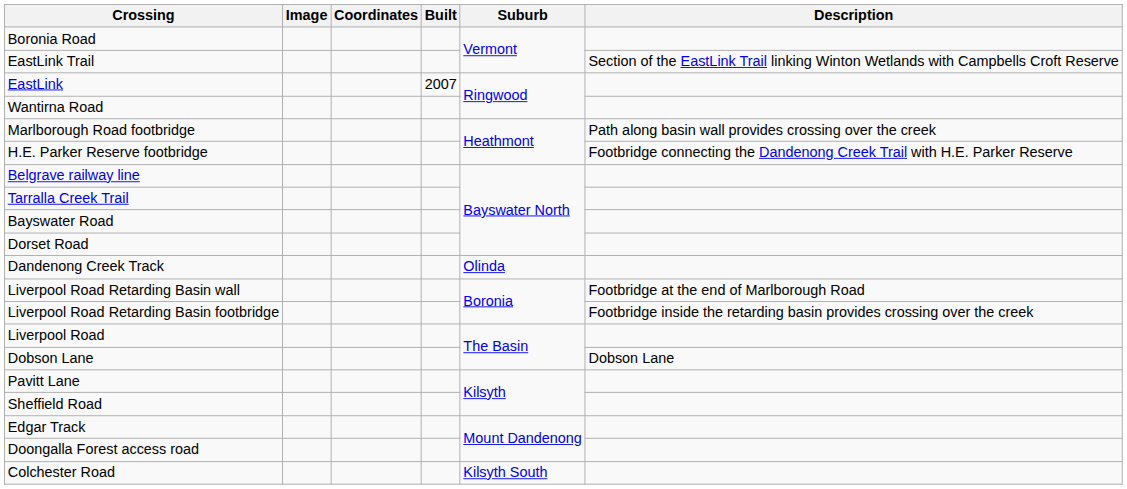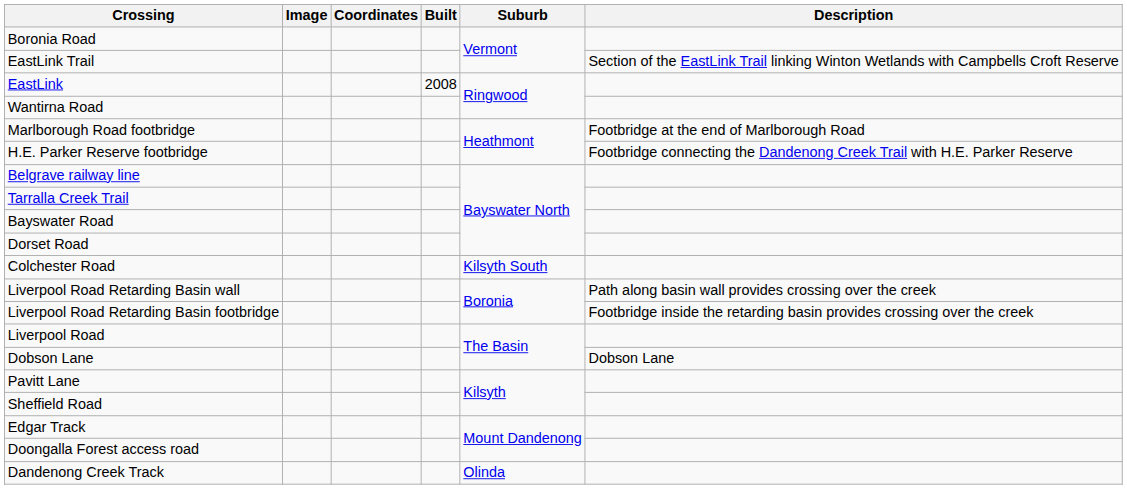(441, 84) 2007 -> (441, 84) 2008
(762, 130) Path along basin wall provides crossing over the creek -> (727, 130) Footbridge at the end of Marlborough Road
rows swapped: (61, 472) <-> (86, 267)
(727, 289) Footbridge at the end of Marlborough Road -> (762, 289) Path along basin wall provides crossing over the creek
